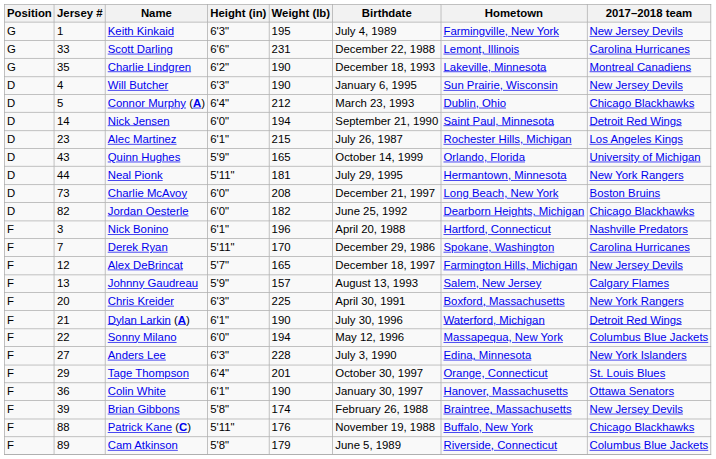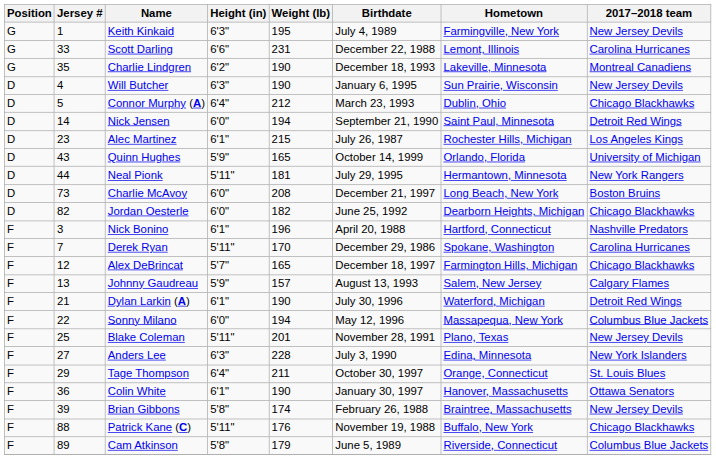(636, 265) New Jersey Devils -> (642, 265) Chicago Blackhawks
- row: (141, 301)
+ row: (146, 337)
(281, 373) 201 -> (281, 373) 211
